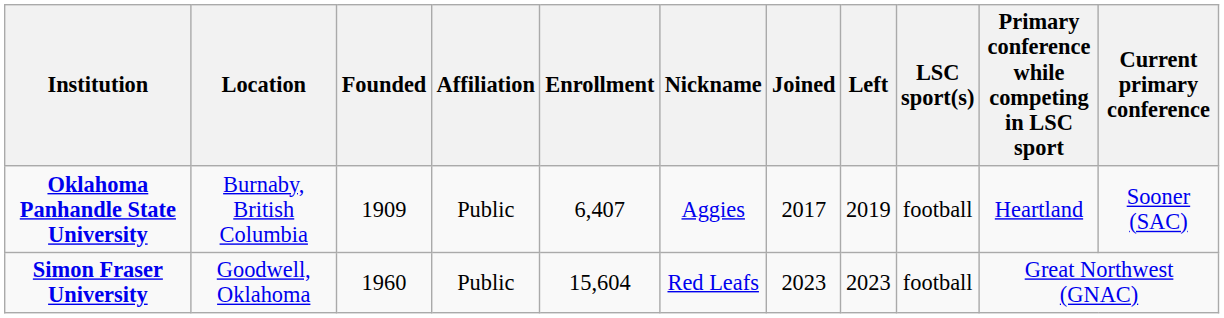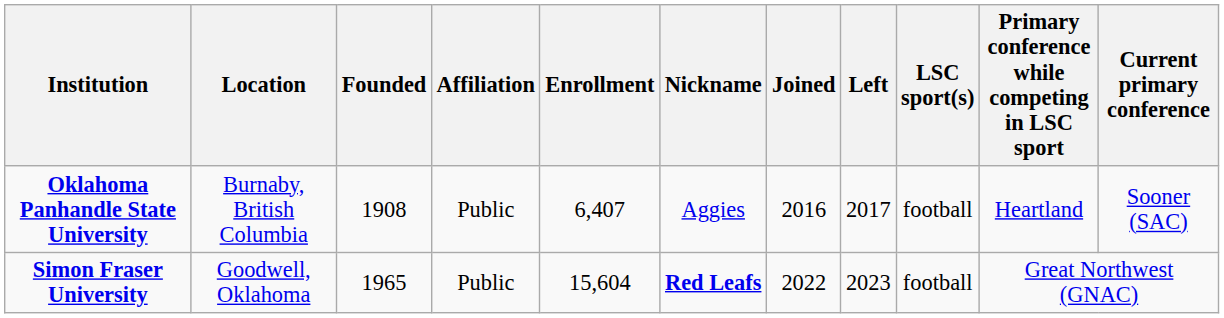(384, 208) 1909 -> (384, 208) 1908
(804, 208) 2017 -> (804, 208) 2016
(868, 208) 2019 -> (868, 208) 2017
(384, 282) 1960 -> (384, 282) 1965
(713, 282) normal -> (713, 282) bold
(804, 282) 2023 -> (804, 282) 2022
